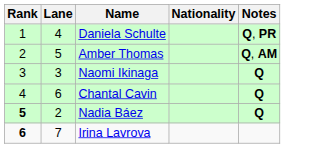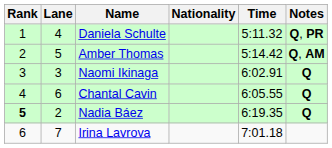+ column: (262, 14)
(23, 133) bold -> (23, 133) normal
